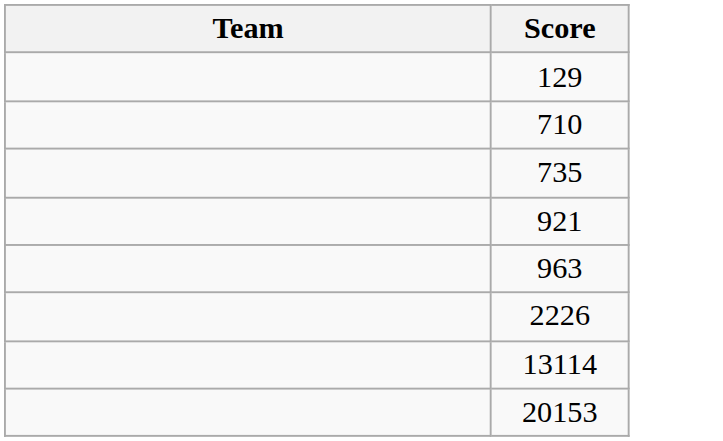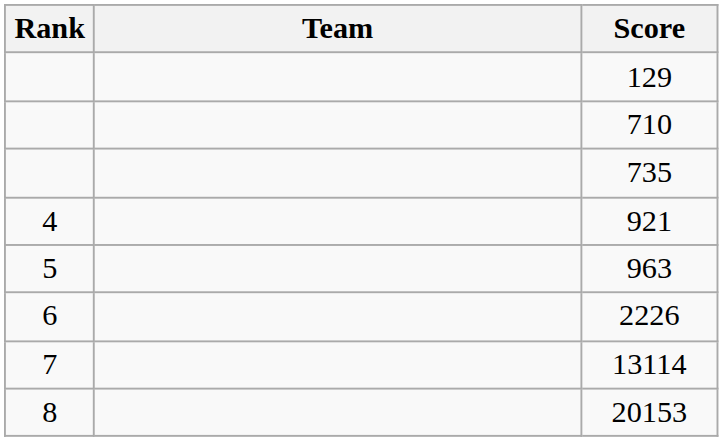+ column: (50, 28)
